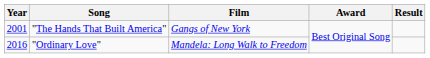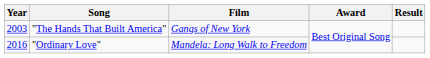(17, 28) 2001 -> (17, 28) 2003
